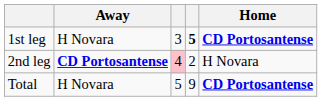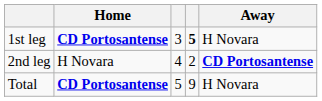columns swapped: (258, 15) <-> (113, 15)
(178, 61) pink background -> (178, 61) no background
